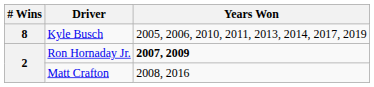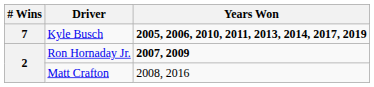(25, 34) 8 -> (25, 34) 7
(251, 34) normal -> (251, 34) bold
